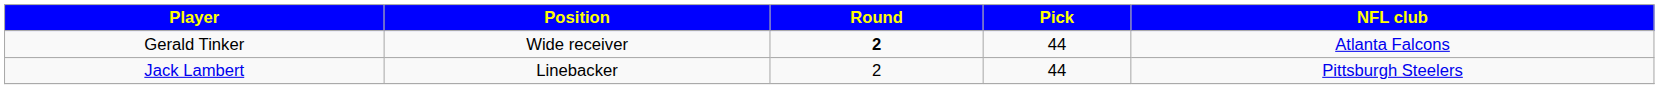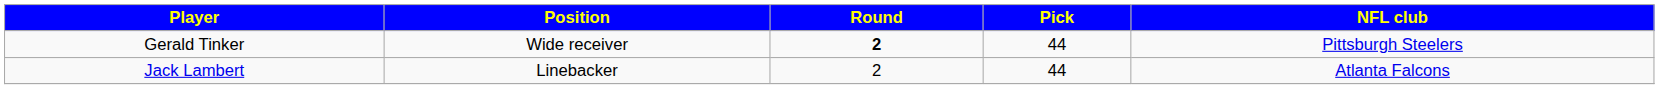(1393, 44) Atlanta Falcons -> (1393, 44) Pittsburgh Steelers
(1393, 70) Pittsburgh Steelers -> (1393, 70) Atlanta Falcons
